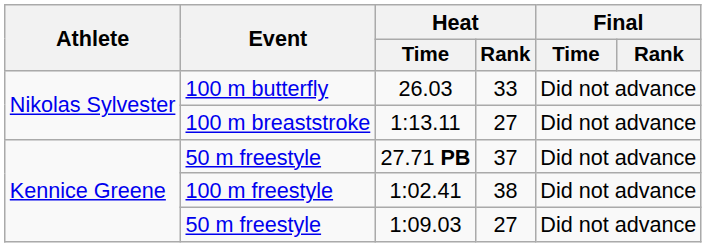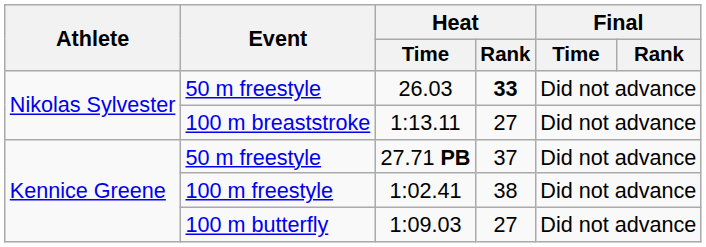(257, 89) 100 m butterfly -> (253, 89) 50 m freestyle
(505, 89) normal -> (505, 89) bold
(253, 225) 50 m freestyle -> (257, 225) 100 m butterfly
